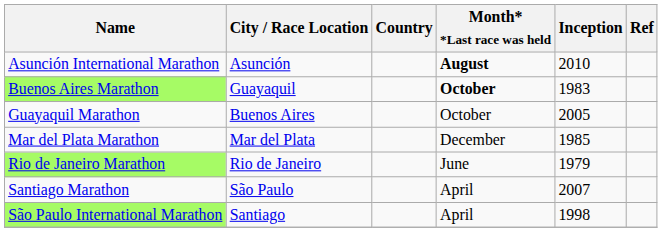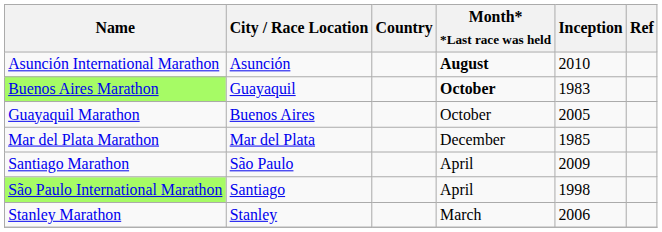- row: (87, 164)
(574, 189) 2007 -> (574, 164) 2009
+ row: (65, 214)
